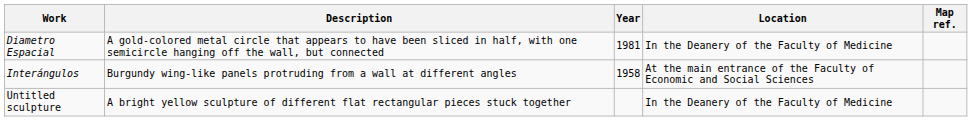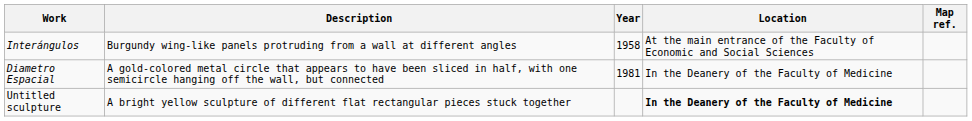rows swapped: (43, 74) <-> (31, 46)
(769, 102) normal -> (769, 102) bold
